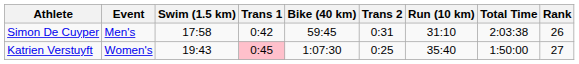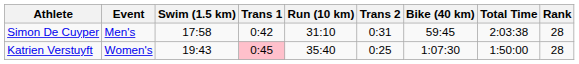columns swapped: (322, 14) <-> (441, 14)
(557, 32) 26 -> (557, 32) 28
(557, 51) 27 -> (557, 51) 28
